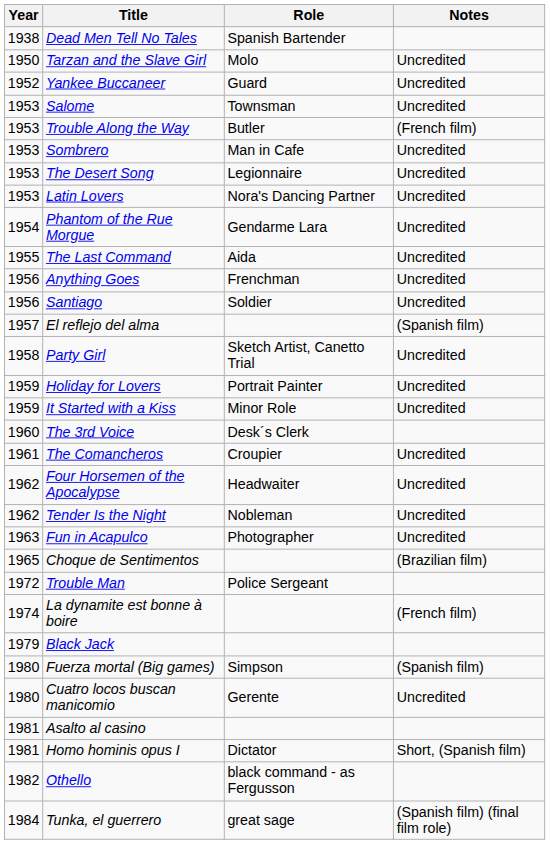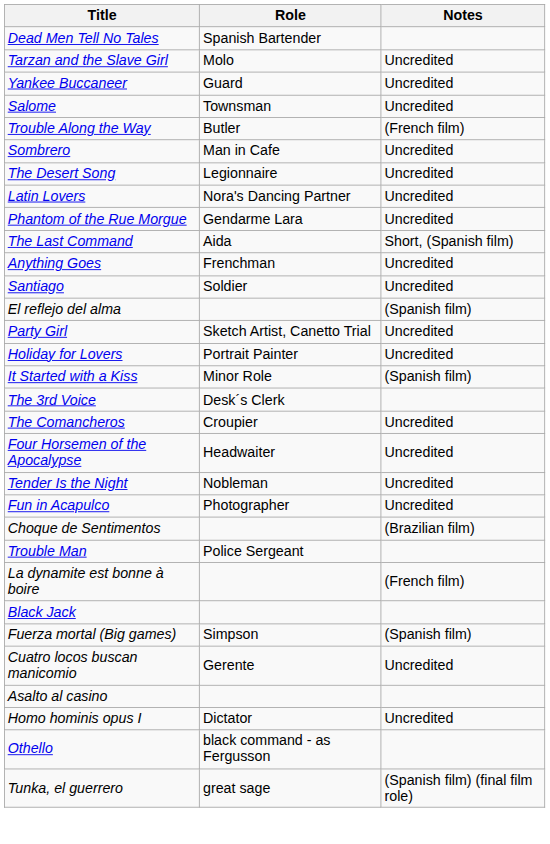- column: (24, 15)
(431, 257) Uncredited -> (449, 241) Short, (Spanish film)
(431, 409) Uncredited -> (428, 377) (Spanish film)
(461, 750) Short, (Spanish film) -> (419, 718) Uncredited
